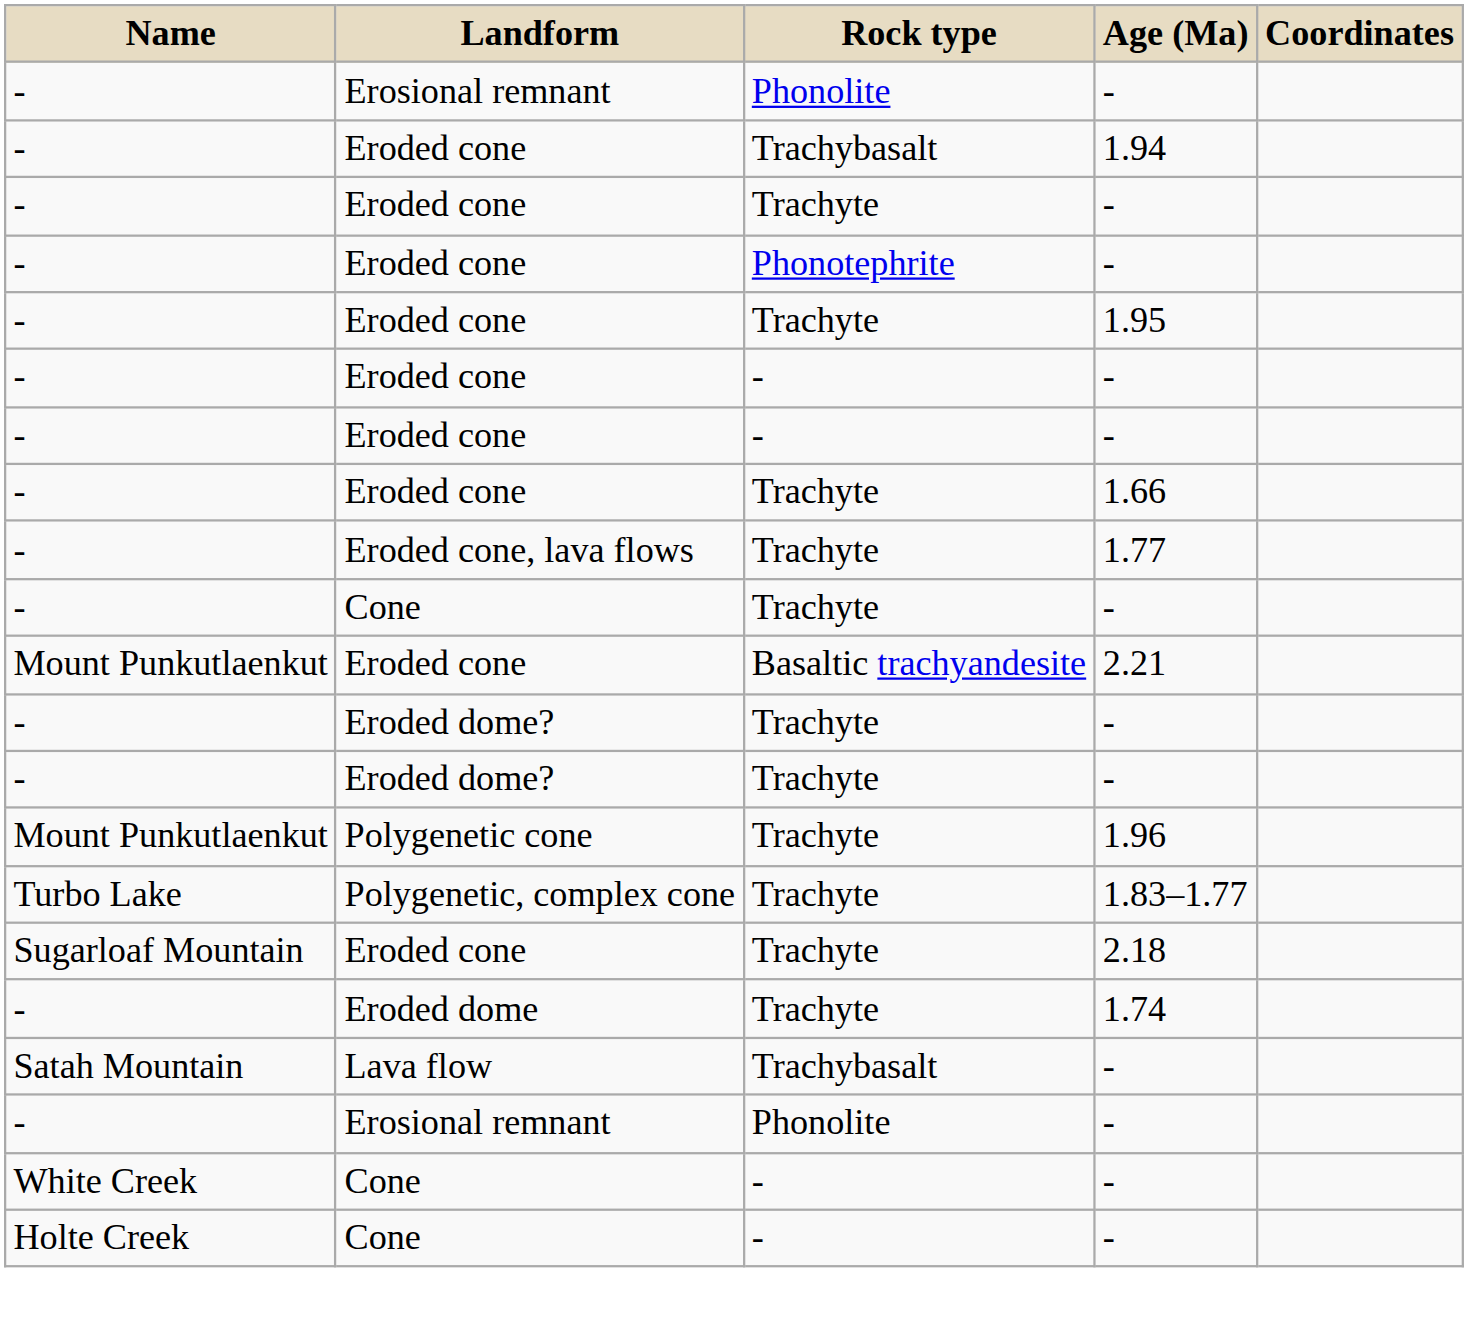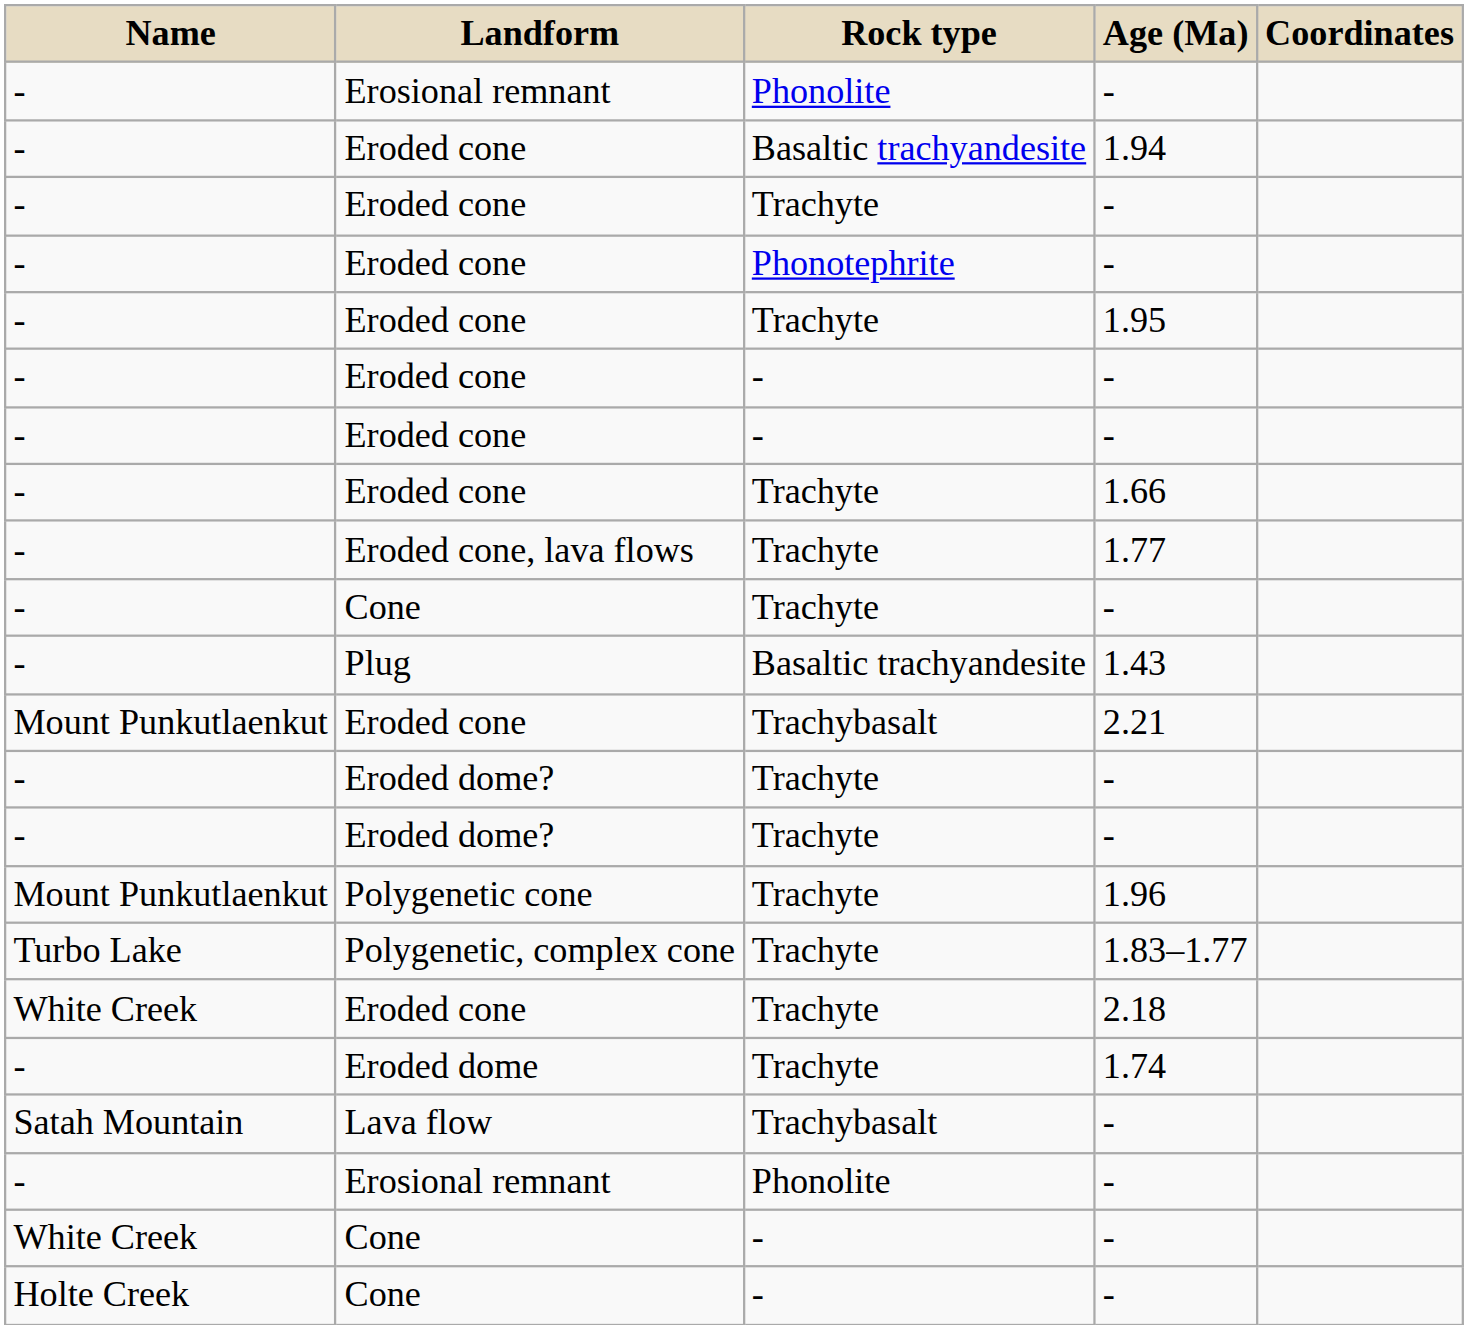(845, 147) Trachybasalt -> (919, 147) Basaltic trachyandesite
+ row: (378, 663)
(919, 663) Basaltic trachyandesite -> (845, 721) Trachybasalt
(159, 950) Sugarloaf Mountain -> (105, 1008) White Creek
